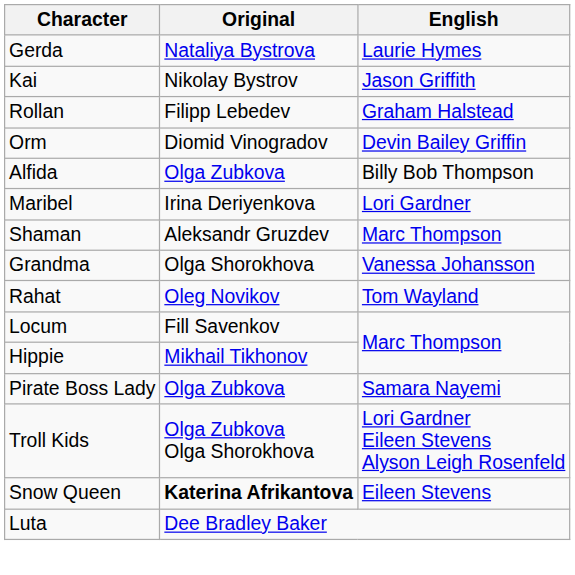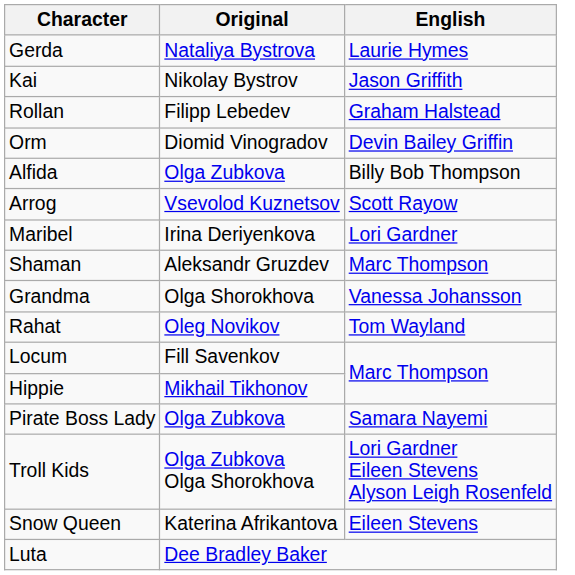+ row: (33, 204)
(259, 493) bold -> (251, 523) normal
